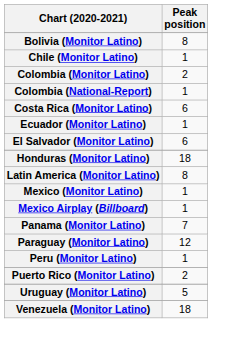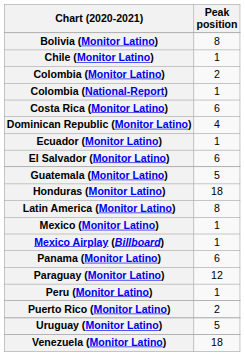+ row: (99, 125)
+ row: (99, 175)
(185, 225) 7 -> (217, 259) 6
